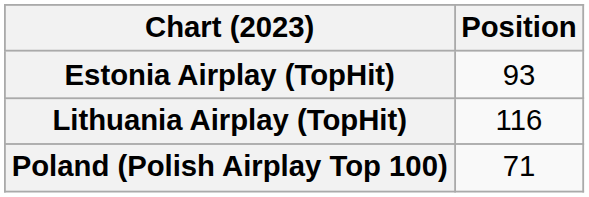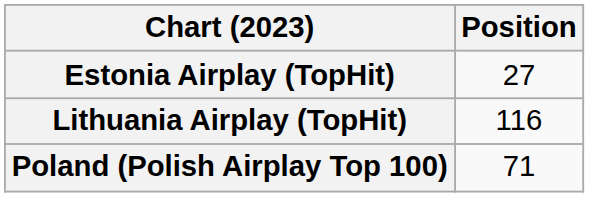(519, 74) 93 -> (519, 74) 27
